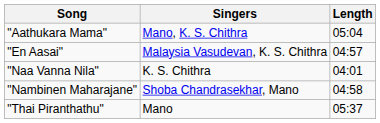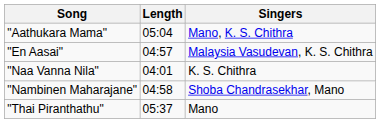columns swapped: (235, 14) <-> (353, 14)
